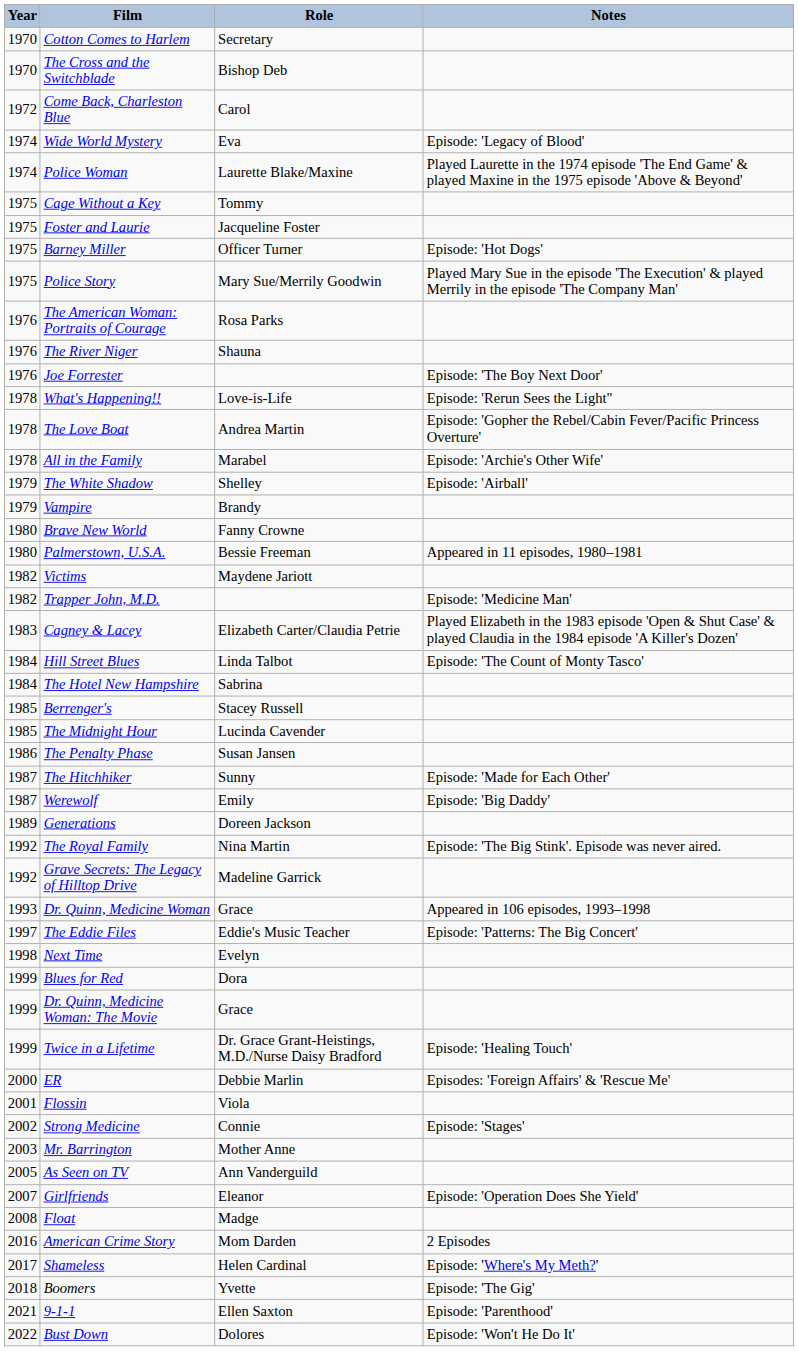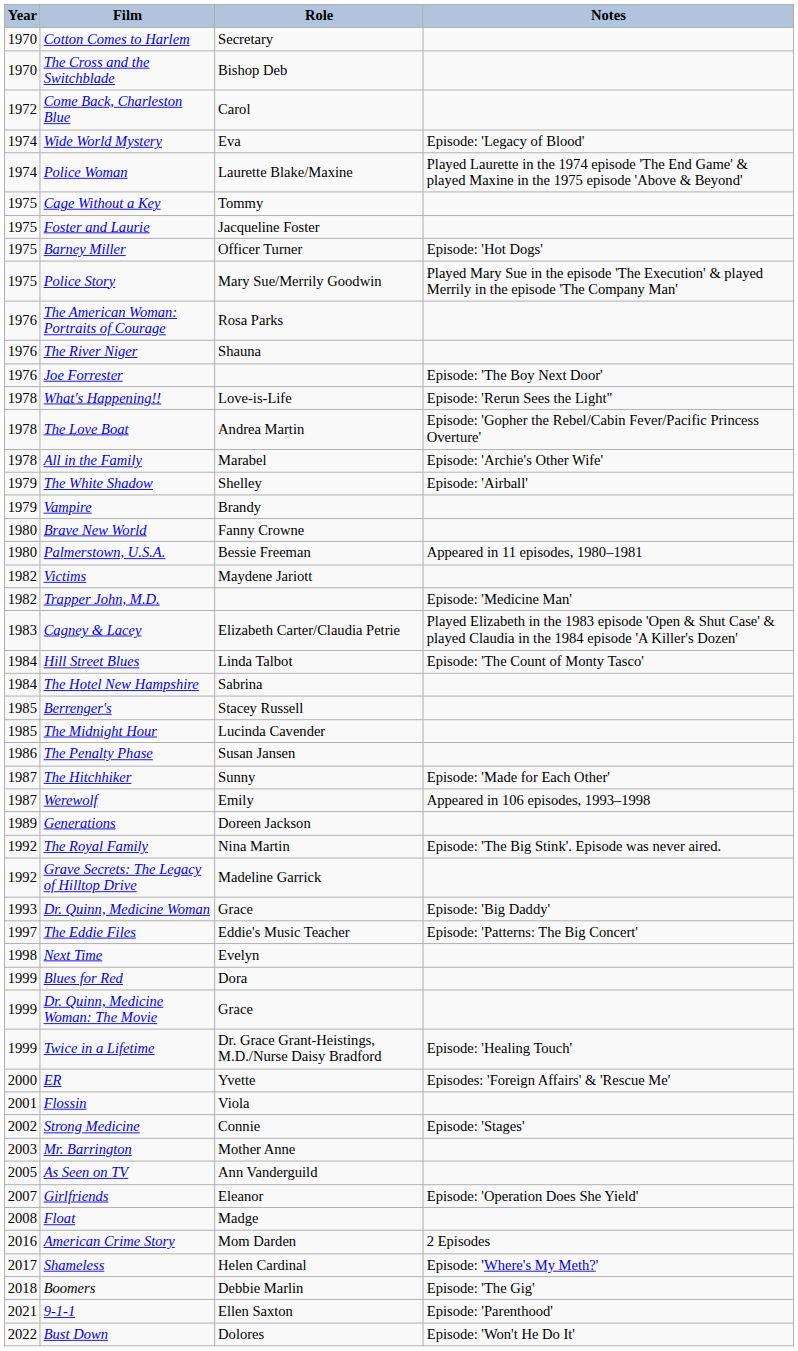(488, 800) Episode: 'Big Daddy' -> (539, 800) Appeared in 106 episodes, 1993–1998
(539, 909) Appeared in 106 episodes, 1993–1998 -> (488, 909) Episode: 'Big Daddy'
(261, 1080) Debbie Marlin -> (237, 1080) Yvette
(237, 1288) Yvette -> (261, 1288) Debbie Marlin
